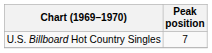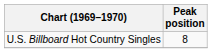(185, 39) 7 -> (185, 39) 8
